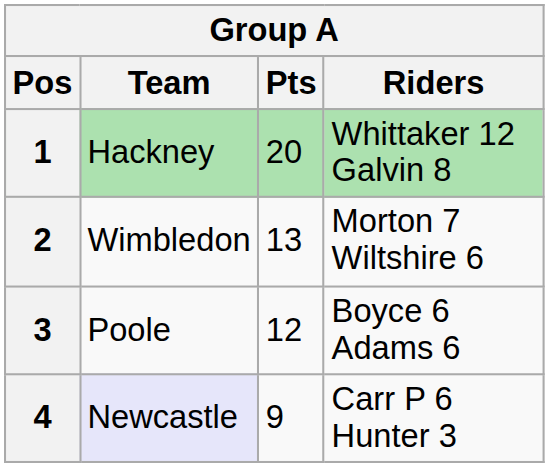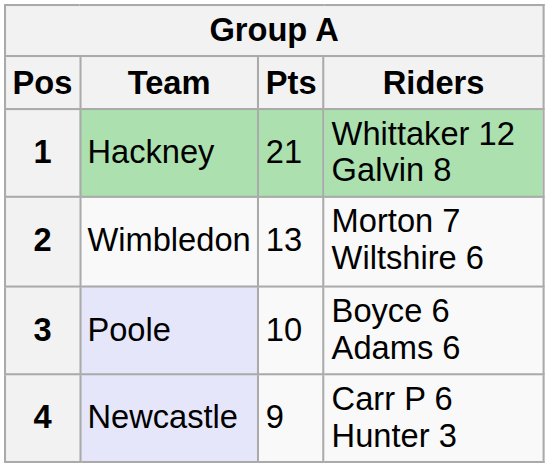(284, 152) 20 -> (284, 152) 21
(129, 329) no background -> (129, 329) lavender background
(284, 329) 12 -> (284, 329) 10
